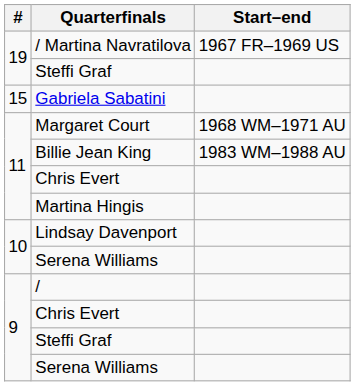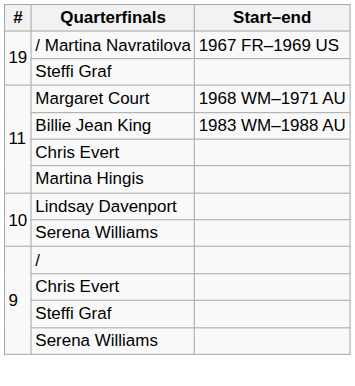- row: (18, 98)
